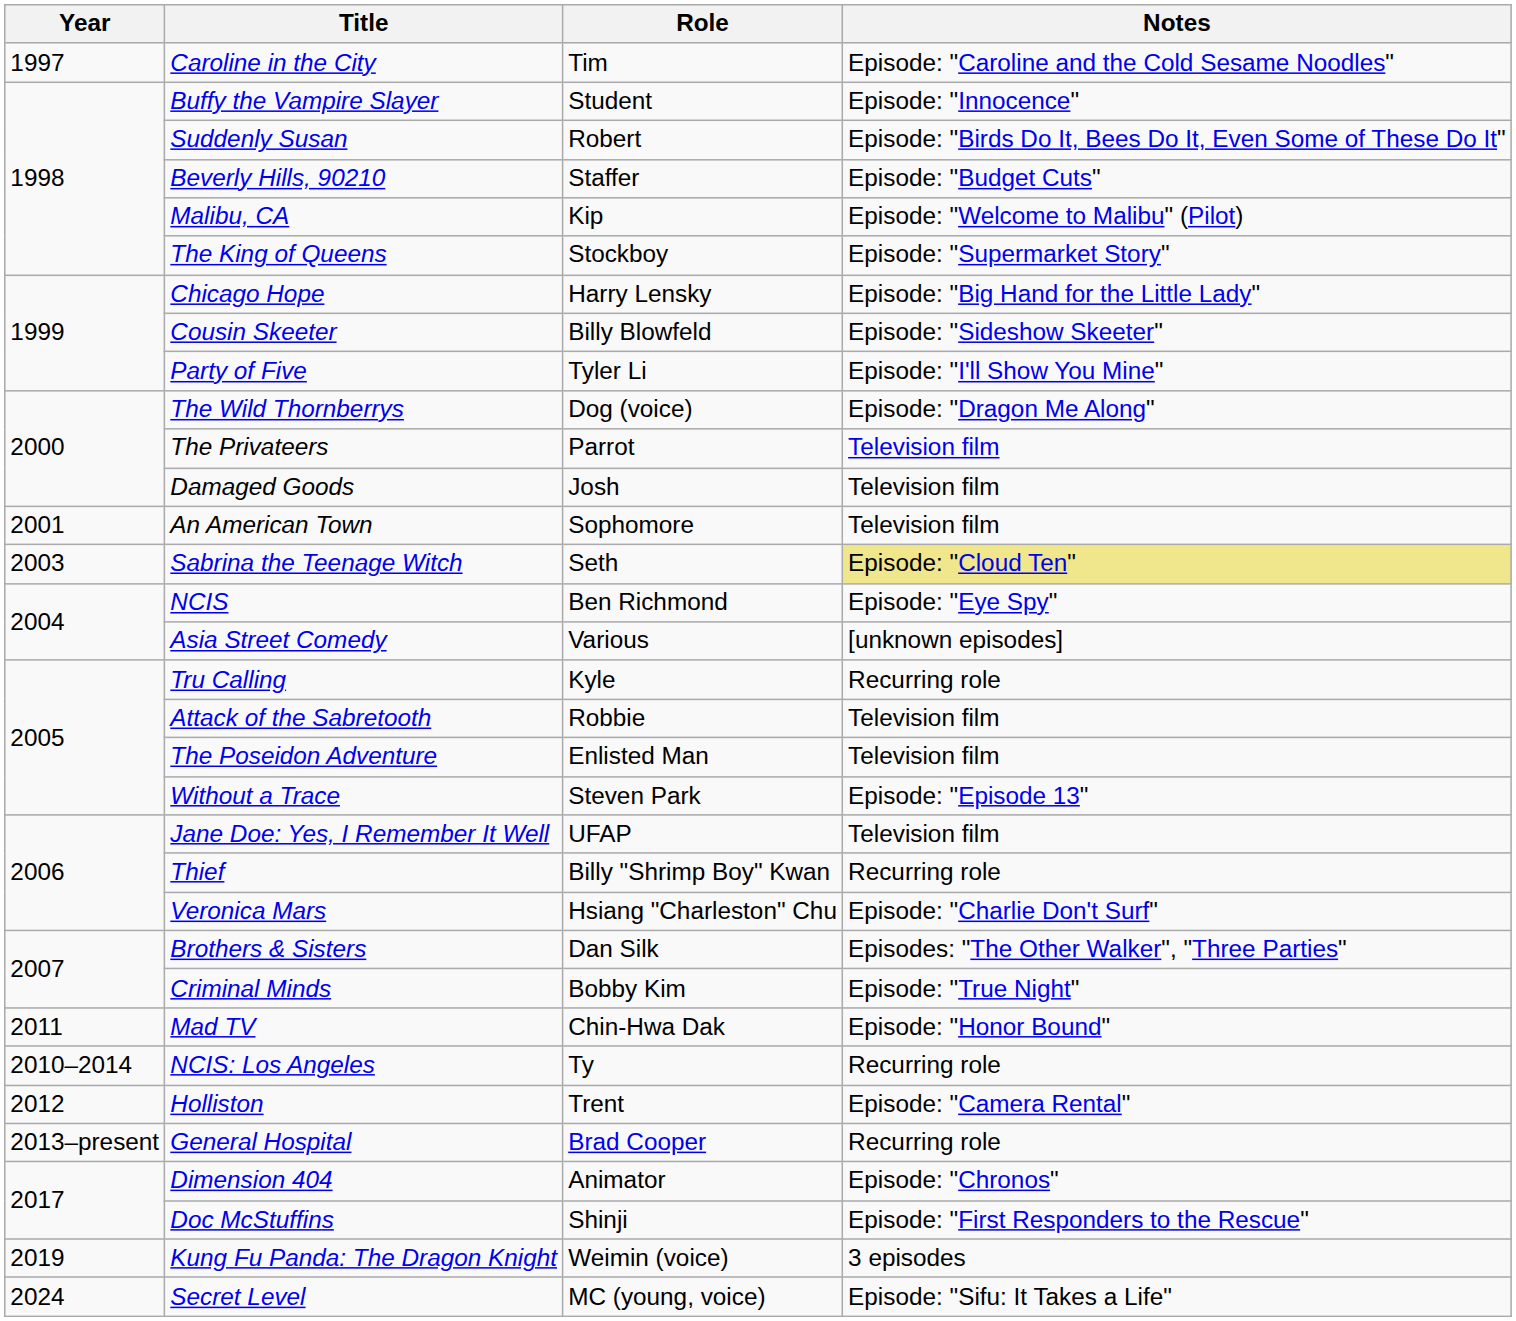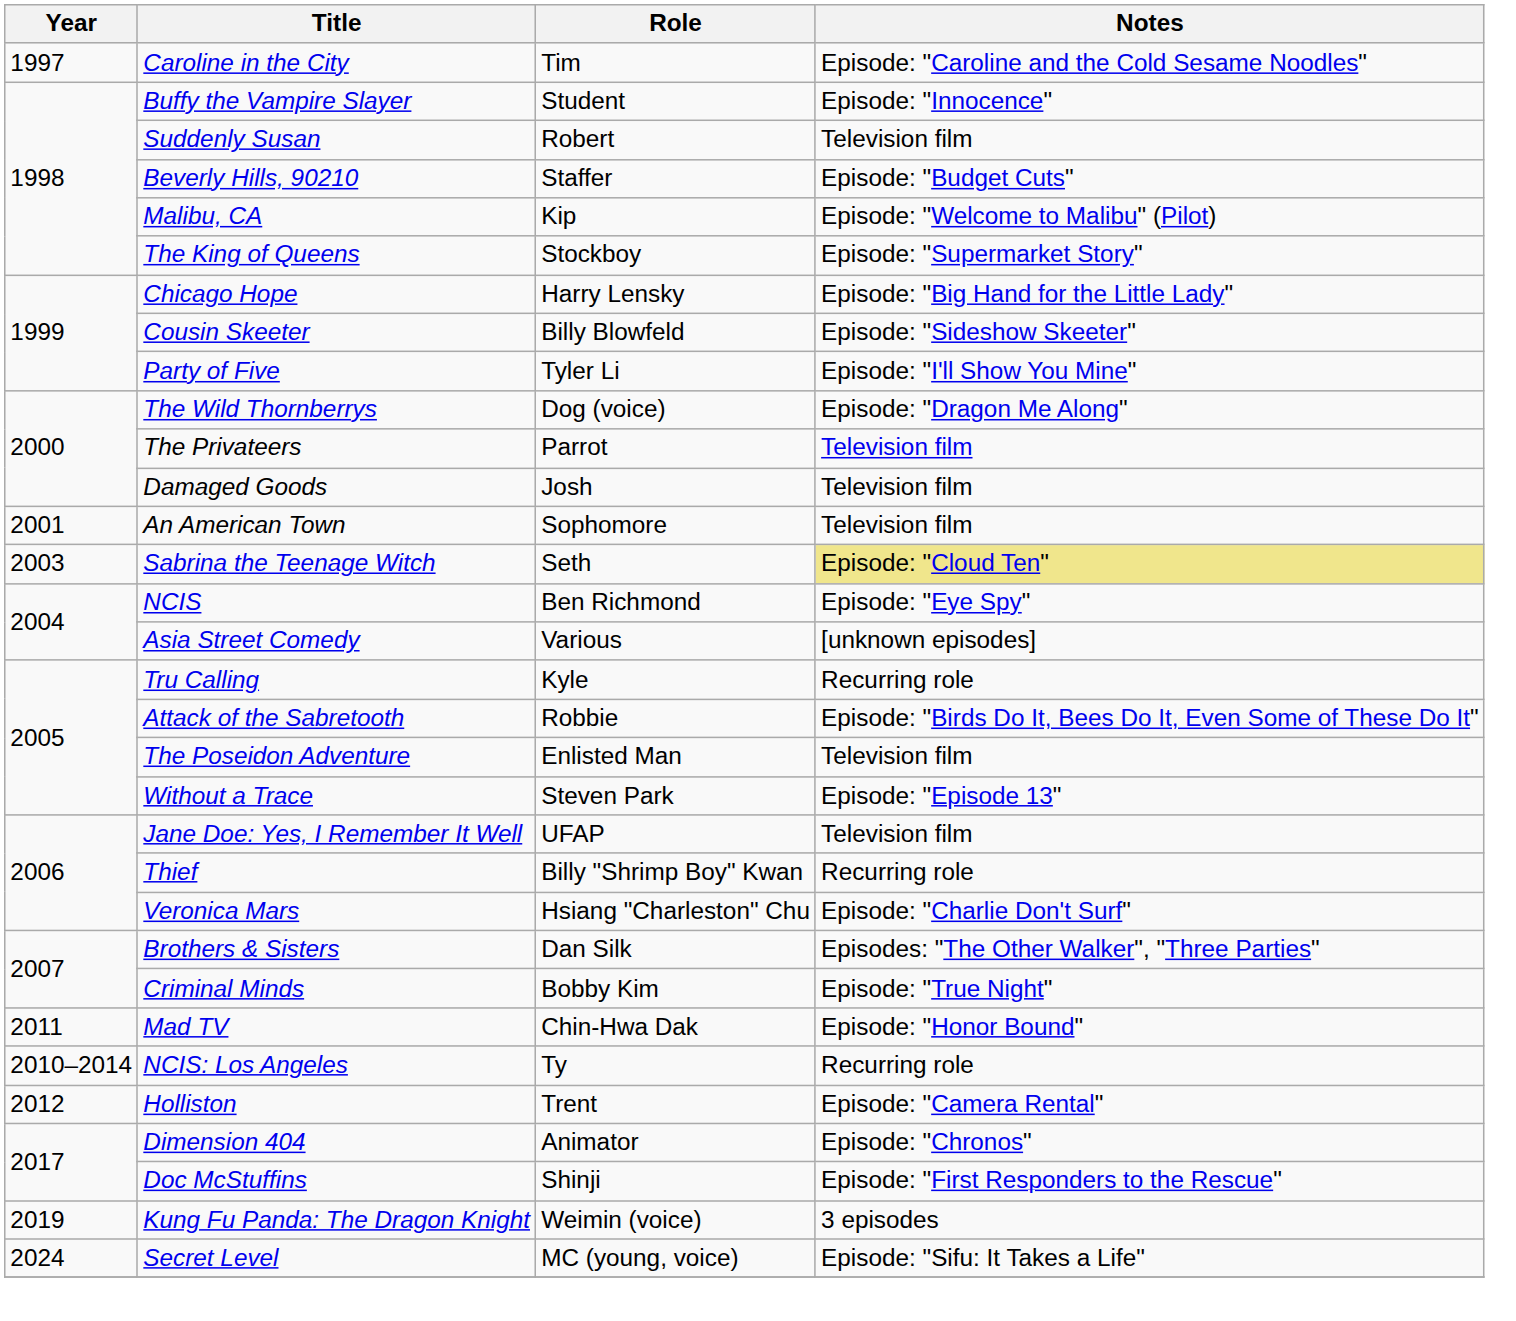(1177, 139) Episode: "Birds Do It, Bees Do It, Even Some of These Do It" -> (897, 139) Television film
(924, 718) Television film -> (1150, 718) Episode: "Birds Do It, Bees Do It, Even Some of These Do It"
- row: (261, 1142)
